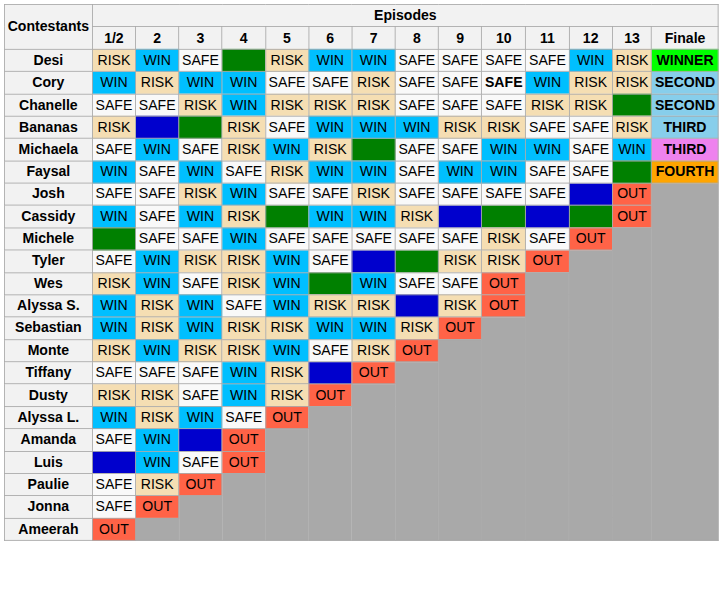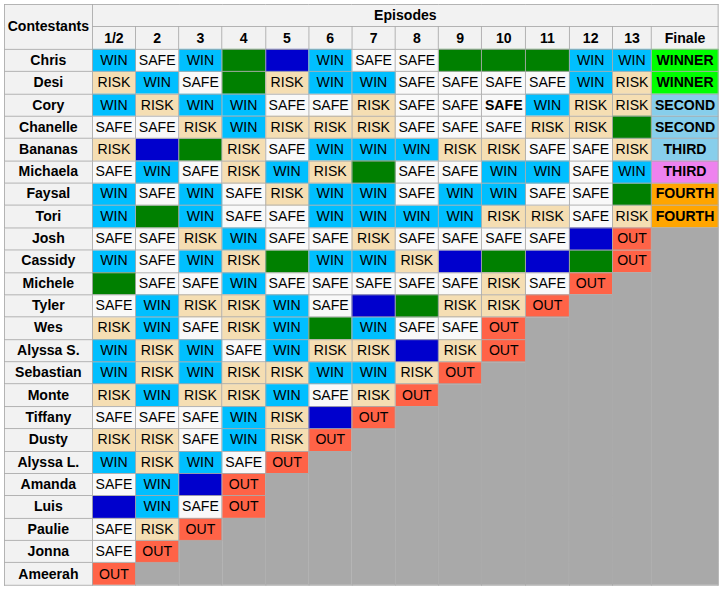+ row: (48, 60)
+ row: (48, 216)
